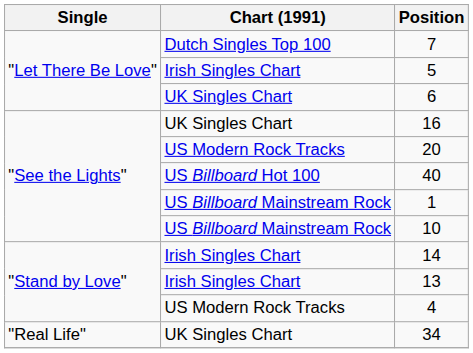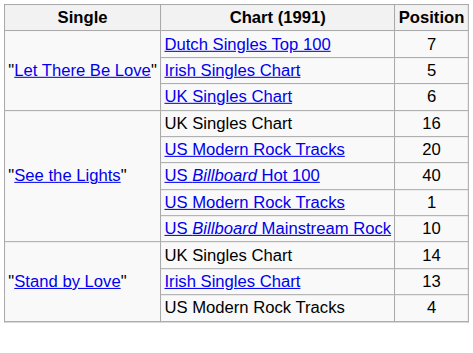(278, 202) US Billboard Mainstream Rock -> (255, 202) US Modern Rock Tracks
(232, 255) Irish Singles Chart -> (228, 255) UK Singles Chart
- row: (432, 334)
